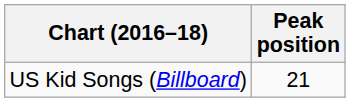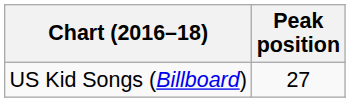(298, 79) 21 -> (298, 79) 27
